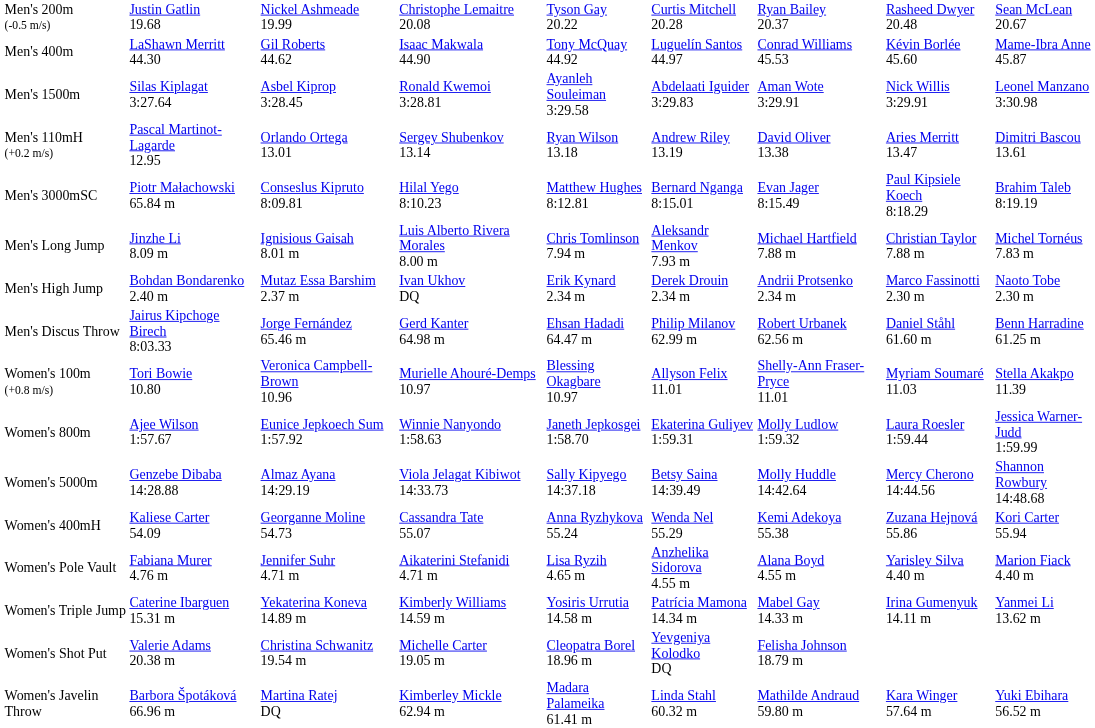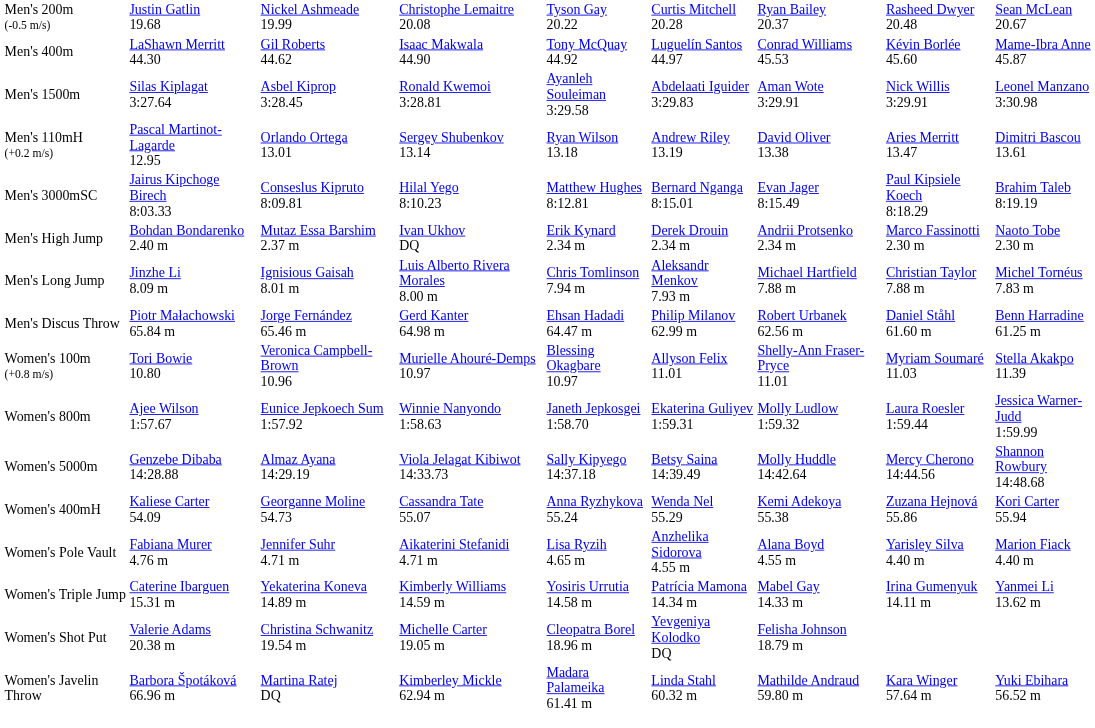(182, 195) Piotr Małachowski 65.84 m -> (174, 195) Jairus Kipchoge Birech 8:03.33
rows swapped: (54, 288) <-> (55, 246)
(174, 331) Jairus Kipchoge Birech 8:03.33 -> (182, 323) Piotr Małachowski 65.84 m
